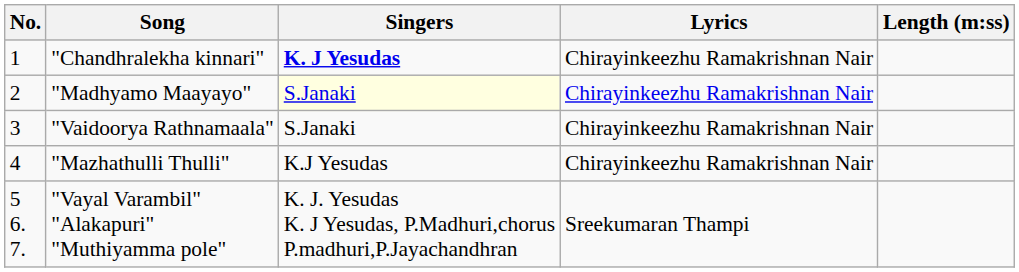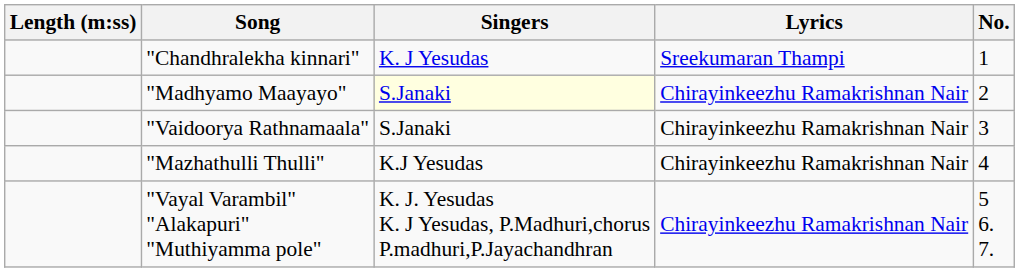columns swapped: (25, 22) <-> (946, 22)
(342, 57) bold -> (434, 57) normal
(719, 57) Chirayinkeezhu Ramakrishnan Nair -> (752, 57) Sreekumaran Thampi
(657, 224) Sreekumaran Thampi -> (814, 224) Chirayinkeezhu Ramakrishnan Nair
